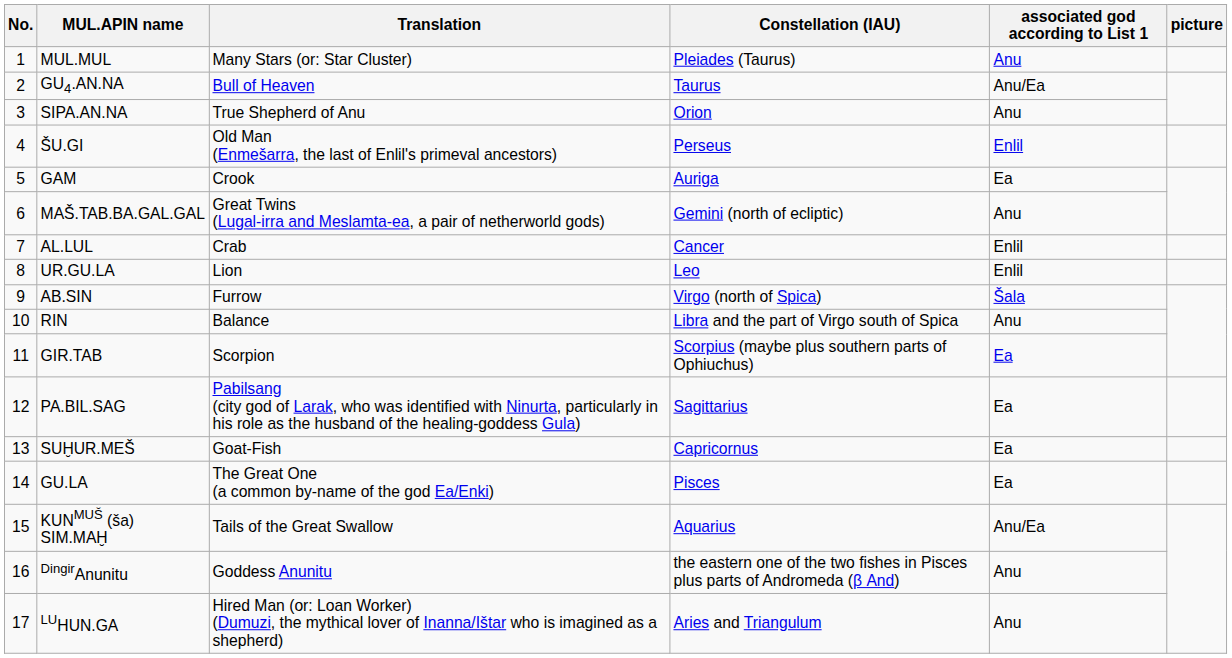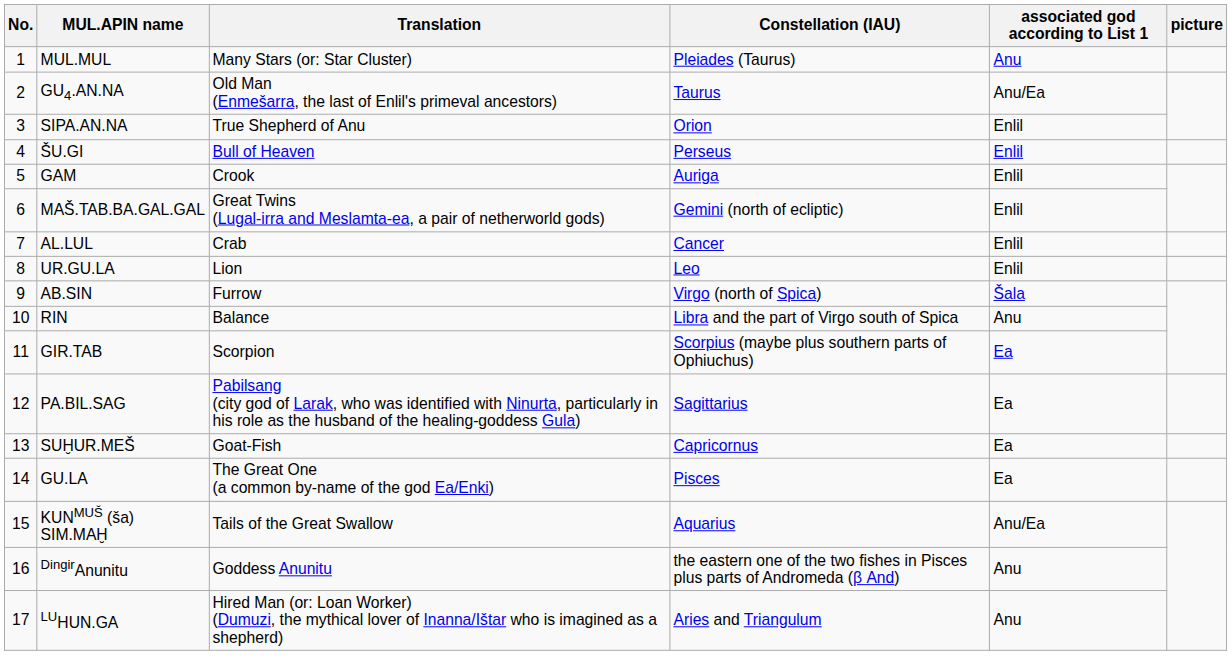(263, 85) Bull of Heaven -> (385, 93) Old Man (Enmešarra, the last of Enlil's primeval ancestors)
(1007, 112) Anu -> (1008, 126) Enlil
(385, 145) Old Man (Enmešarra, the last of Enlil's primeval ancestors) -> (263, 151) Bull of Heaven
(1003, 179) Ea -> (1008, 176) Enlil
(1007, 213) Anu -> (1008, 210) Enlil
